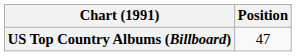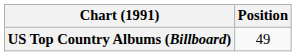(263, 39) 47 -> (263, 39) 49
